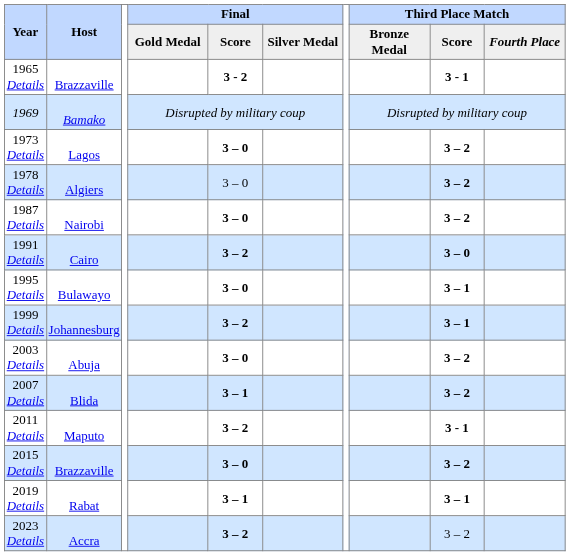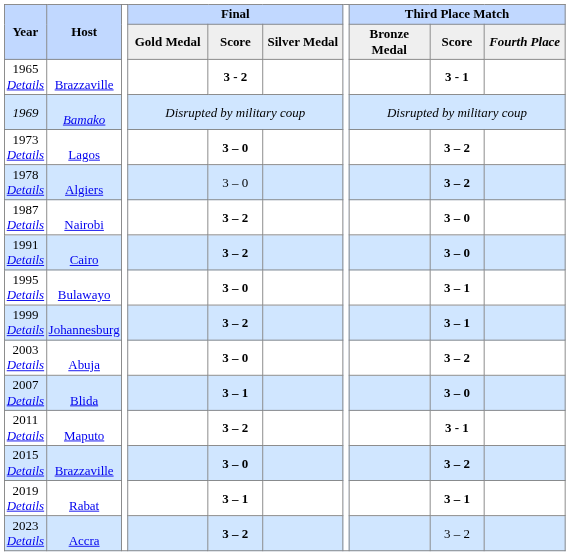(235, 217) 3 – 0 -> (235, 217) 3 – 2
(457, 217) 3 – 2 -> (457, 217) 3 – 0
(457, 392) 3 – 2 -> (457, 392) 3 – 0
